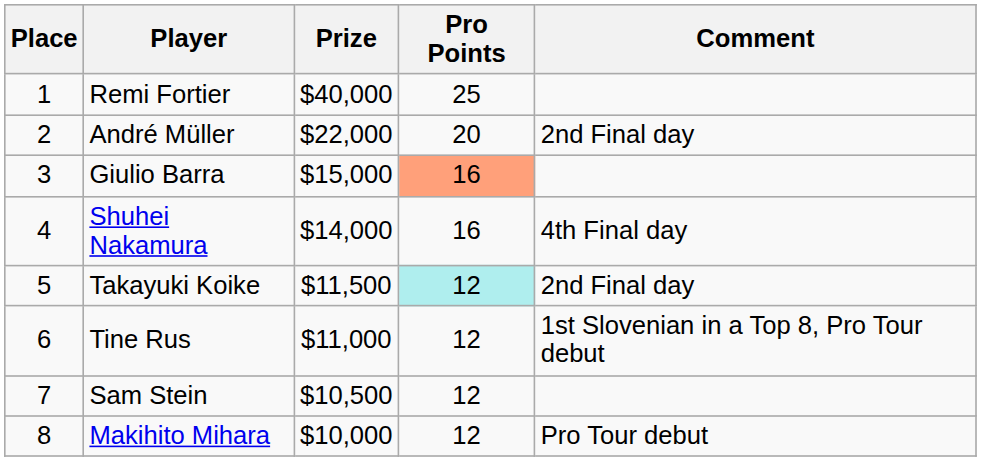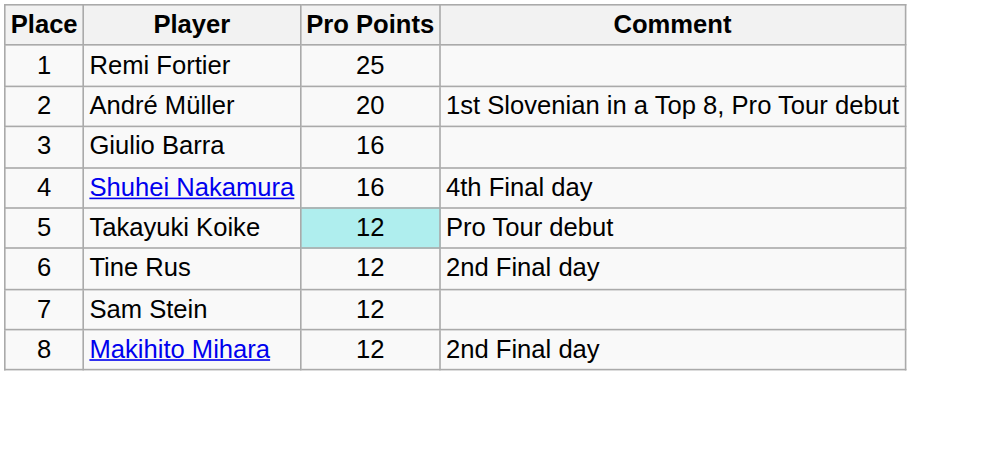- column: (346, 39)
(618, 134) 2nd Final day -> (672, 106) 1st Slovenian in a Top 8, Pro Tour debut
(467, 175) lightsalmon background -> (370, 146) no background
(618, 285) 2nd Final day -> (530, 227) Pro Tour debut
(732, 340) 1st Slovenian in a Top 8, Pro Tour debut -> (523, 268) 2nd Final day
(624, 436) Pro Tour debut -> (523, 349) 2nd Final day
